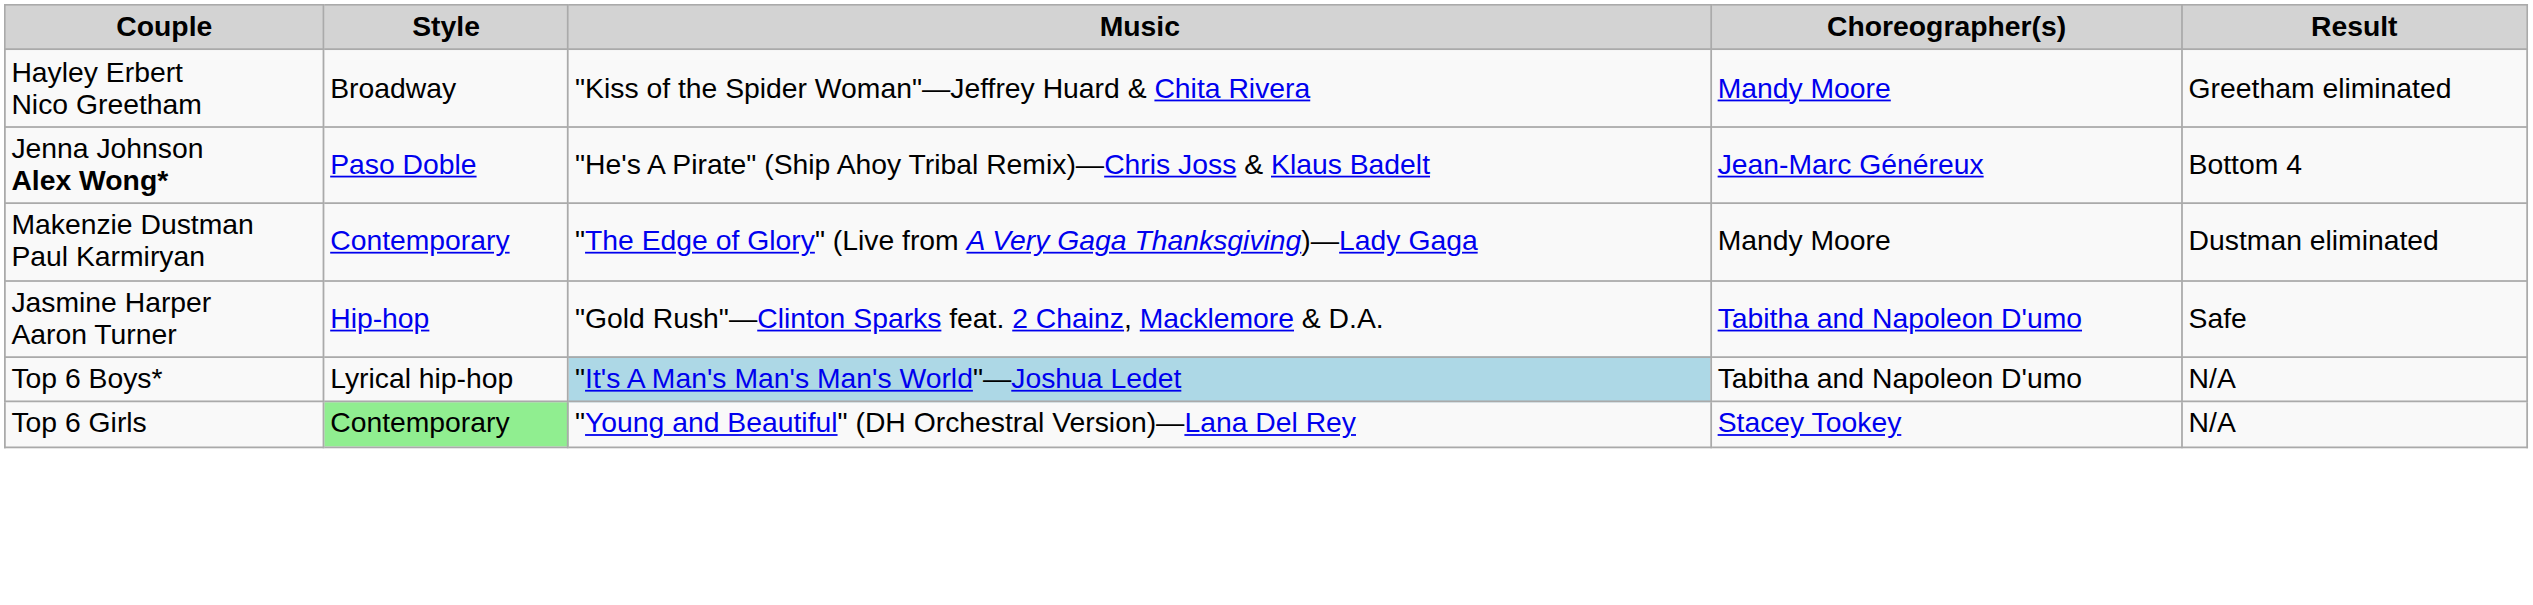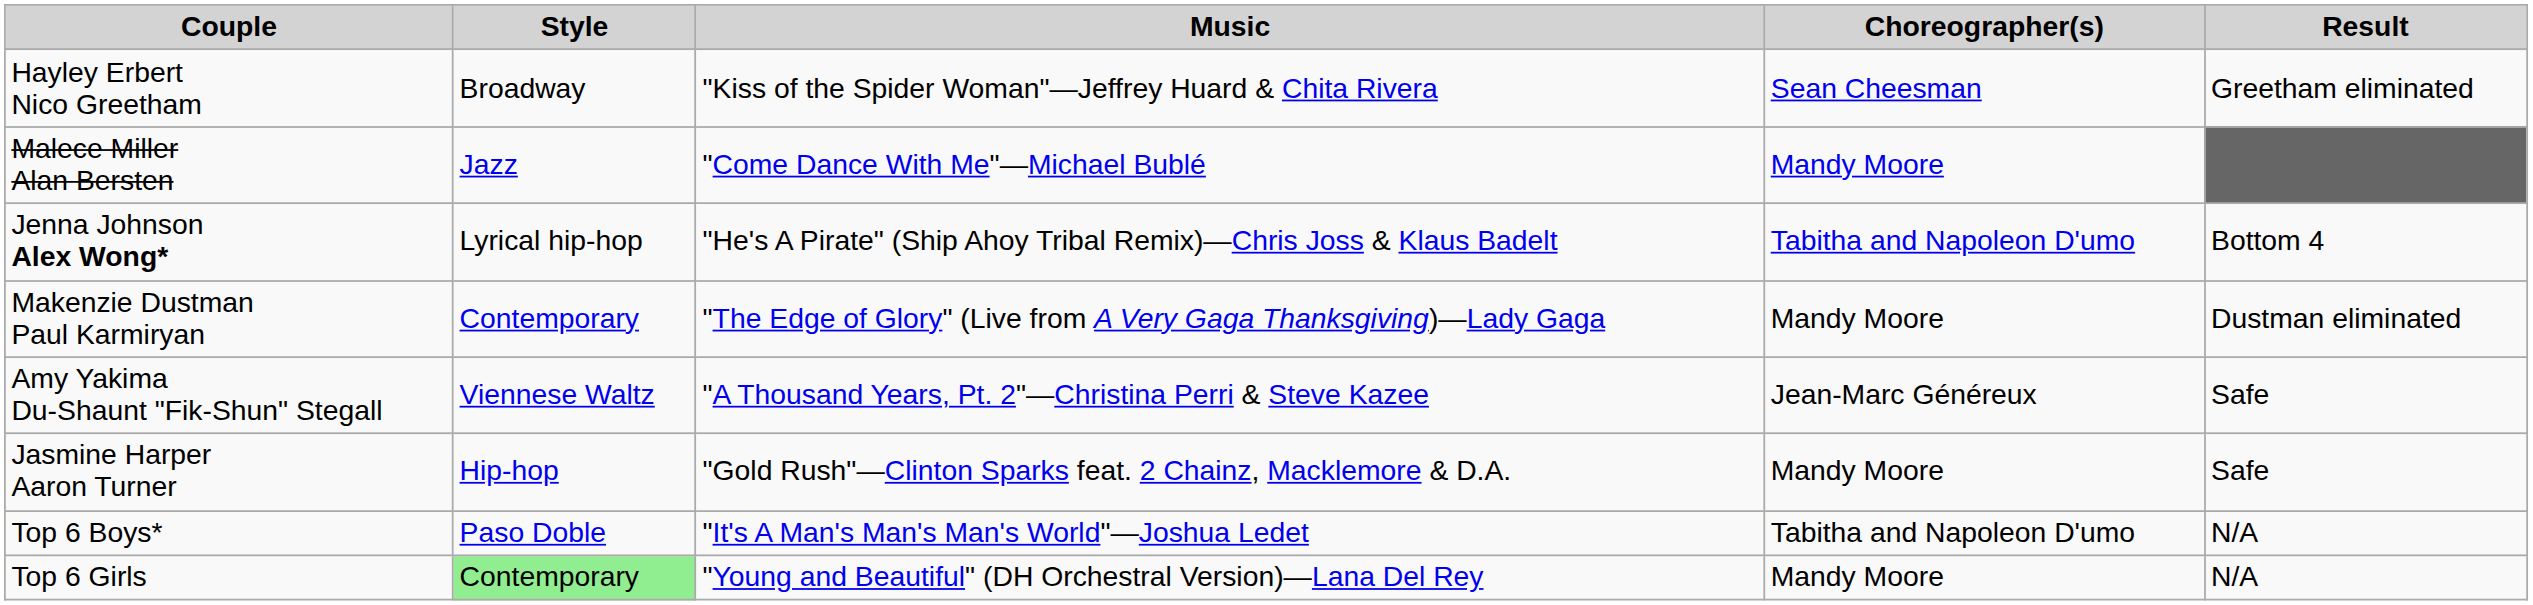(1804, 87) Mandy Moore -> (1876, 87) Sean Cheesman
+ row: (95, 164)
(403, 164) Paso Doble -> (551, 241) Lyrical hip-hop
(1851, 164) Jean-Marc Généreux -> (1953, 241) Tabitha and Napoleon D'umo
+ row: (197, 394)
(1900, 318) Tabitha and Napoleon D'umo -> (1857, 471) Mandy Moore
(422, 378) Lyrical hip-hop -> (533, 532) Paso Doble
(878, 378) lightblue background -> (1006, 532) no background
(1809, 423) Stacey Tookey -> (1857, 577) Mandy Moore
